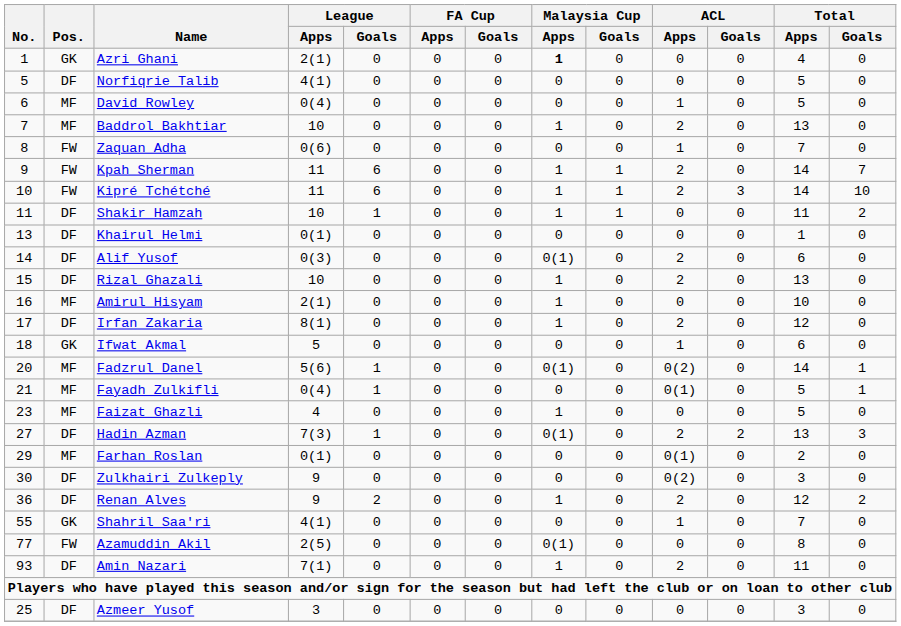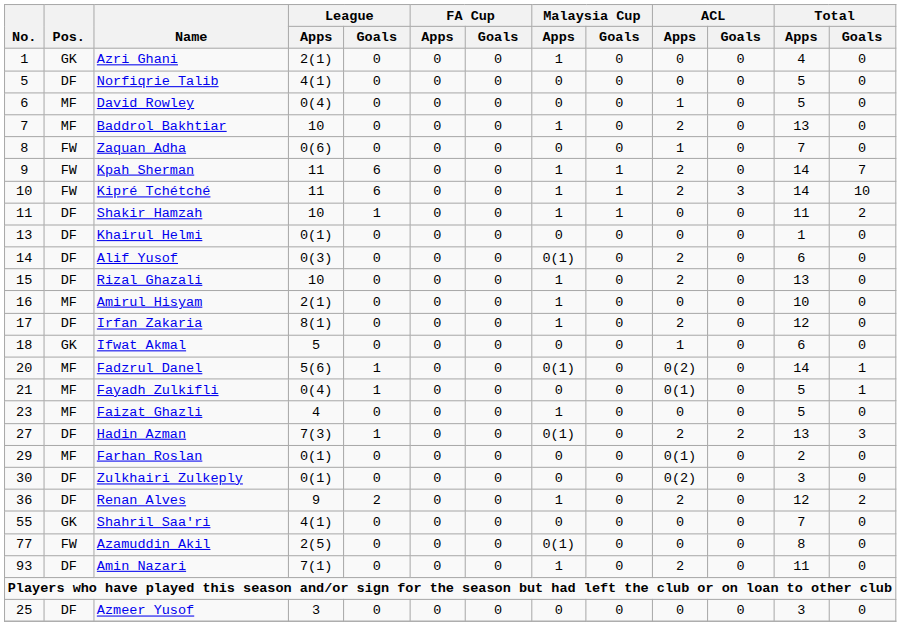(559, 60) bold -> (559, 60) normal
(316, 478) 9 -> (316, 478) 0(1)
(680, 522) 1 -> (680, 522) 0
